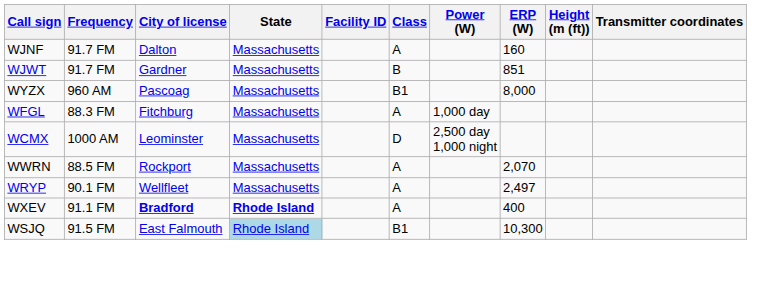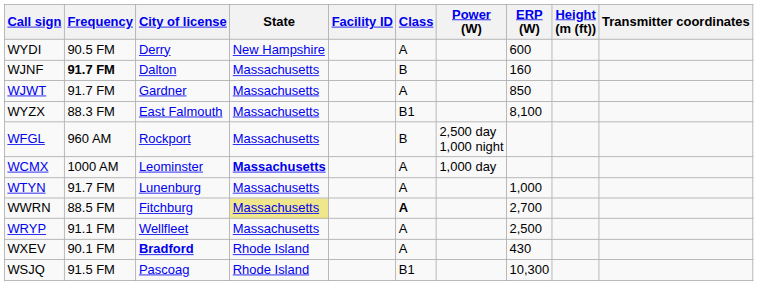+ row: (24, 49)
(91, 49) normal -> (91, 70) bold
(397, 49) A -> (403, 70) B
(397, 70) B -> (403, 91) A
(514, 70) 851 -> (520, 91) 850
(89, 91) 960 AM -> (91, 111) 88.3 FM
(164, 91) Pascoag -> (181, 111) East Falmouth
(519, 91) 8,000 -> (526, 111) 8,100
(91, 111) 88.3 FM -> (89, 139) 960 AM
(166, 111) Fitchburg -> (165, 139) Rockport
(397, 111) A -> (403, 139) B
(461, 111) 1,000 day -> (471, 139) 2,500 day 1,000 night
(276, 139) normal -> (279, 167) bold
(397, 139) D -> (403, 167) A
(465, 139) 2,500 day 1,000 night -> (468, 167) 1,000 day
+ row: (26, 187)
(165, 167) Rockport -> (166, 208) Fitchburg
(276, 167) no background -> (276, 208) khaki background
(397, 167) normal -> (404, 208) bold
(519, 167) 2,070 -> (526, 208) 2,700
(91, 187) 90.1 FM -> (91, 228) 91.1 FM
(519, 187) 2,497 -> (526, 228) 2,500
(91, 208) 91.1 FM -> (91, 249) 90.1 FM
(273, 208) bold -> (271, 249) normal
(514, 208) 400 -> (520, 249) 430
(181, 228) East Falmouth -> (164, 270) Pascoag
(271, 228) lightblue background -> (271, 270) no background
